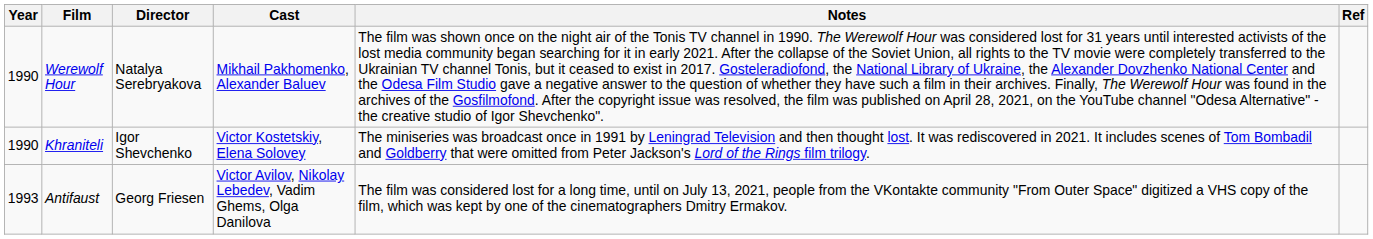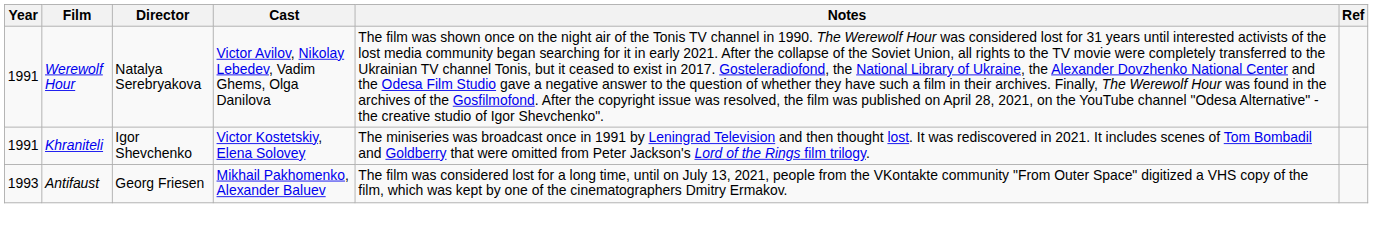(23, 76) 1990 -> (23, 76) 1991
(283, 76) Mikhail Pakhomenko, Alexander Baluev -> (280, 76) Victor Avilov, Nikolay Lebedev, Vadim Ghems, Olga Danilova
(23, 145) 1990 -> (23, 145) 1991
(280, 199) Victor Avilov, Nikolay Lebedev, Vadim Ghems, Olga Danilova -> (283, 183) Mikhail Pakhomenko, Alexander Baluev
